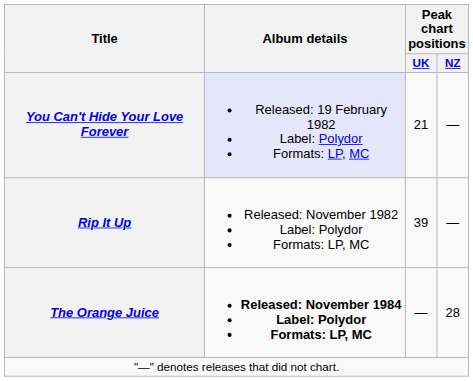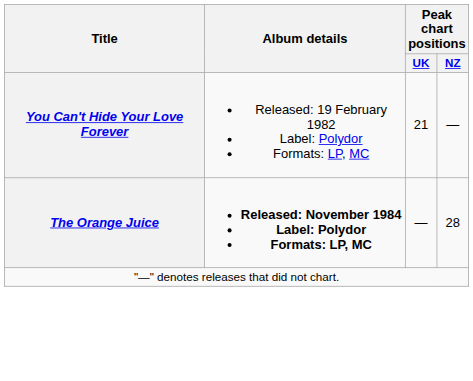(305, 132) lavender background -> (305, 132) no background
- row: (105, 222)
